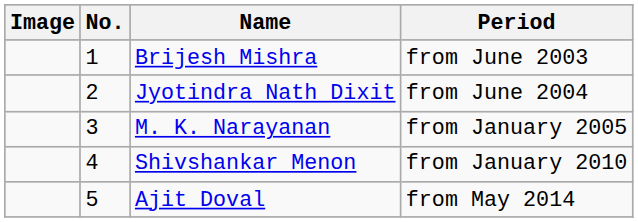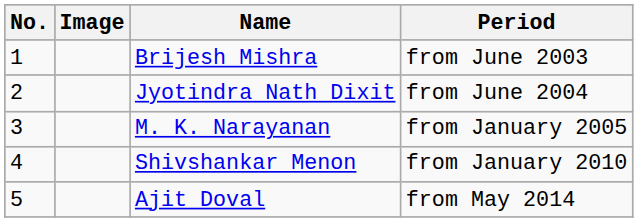columns swapped: (105, 23) <-> (43, 23)
